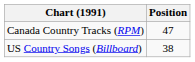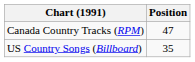(168, 48) 38 -> (168, 48) 35
